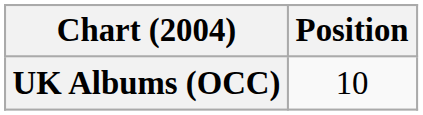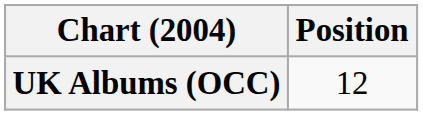(352, 82) 10 -> (352, 82) 12
